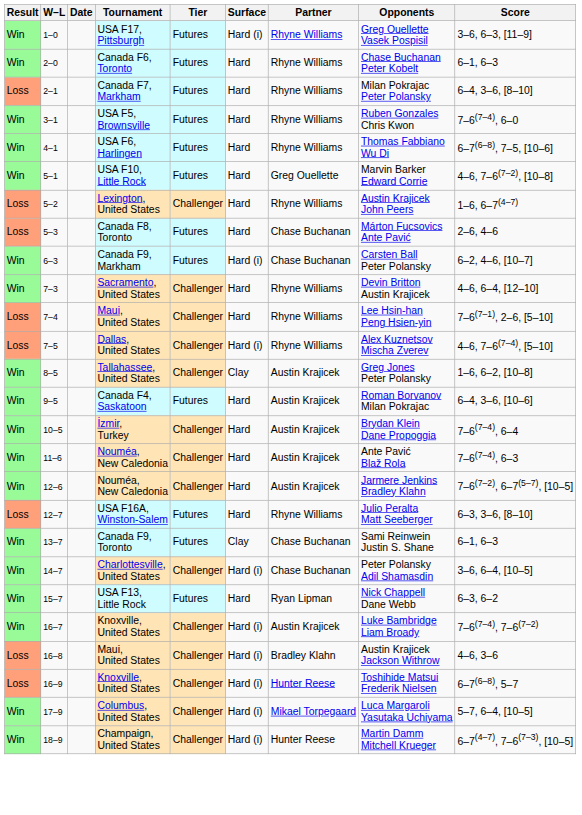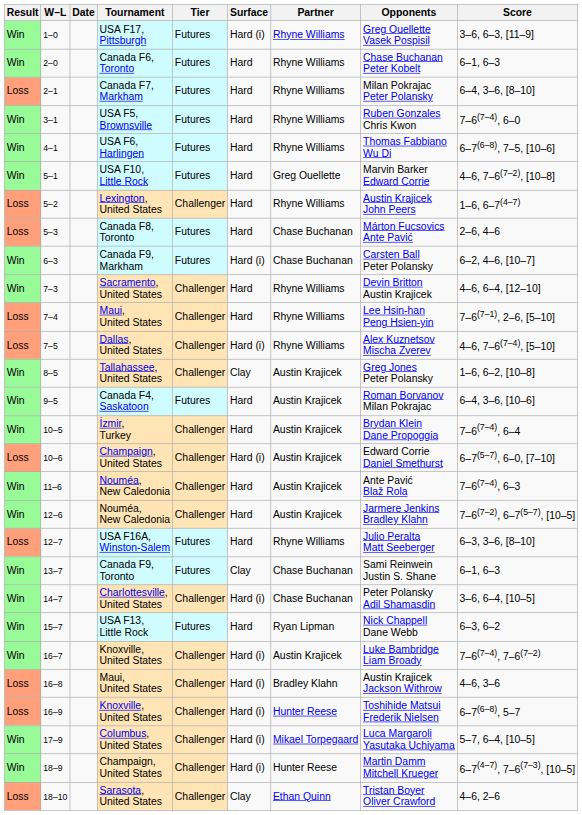+ row: (53, 458)
+ row: (55, 796)
